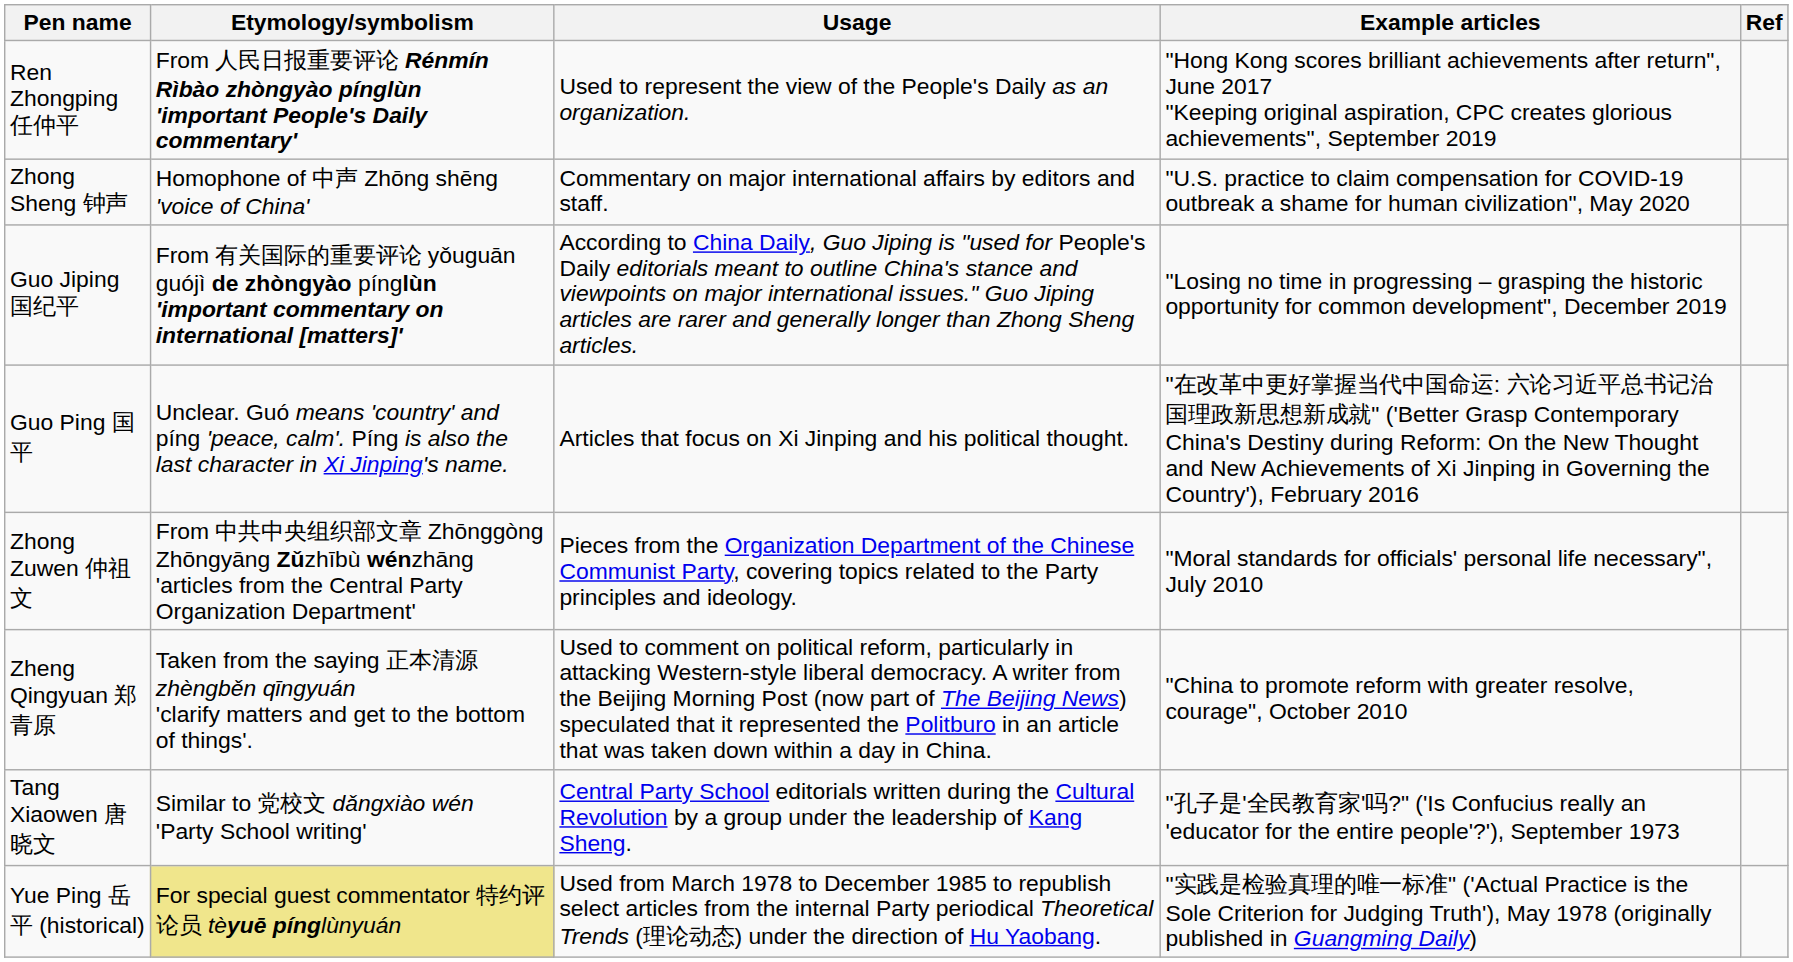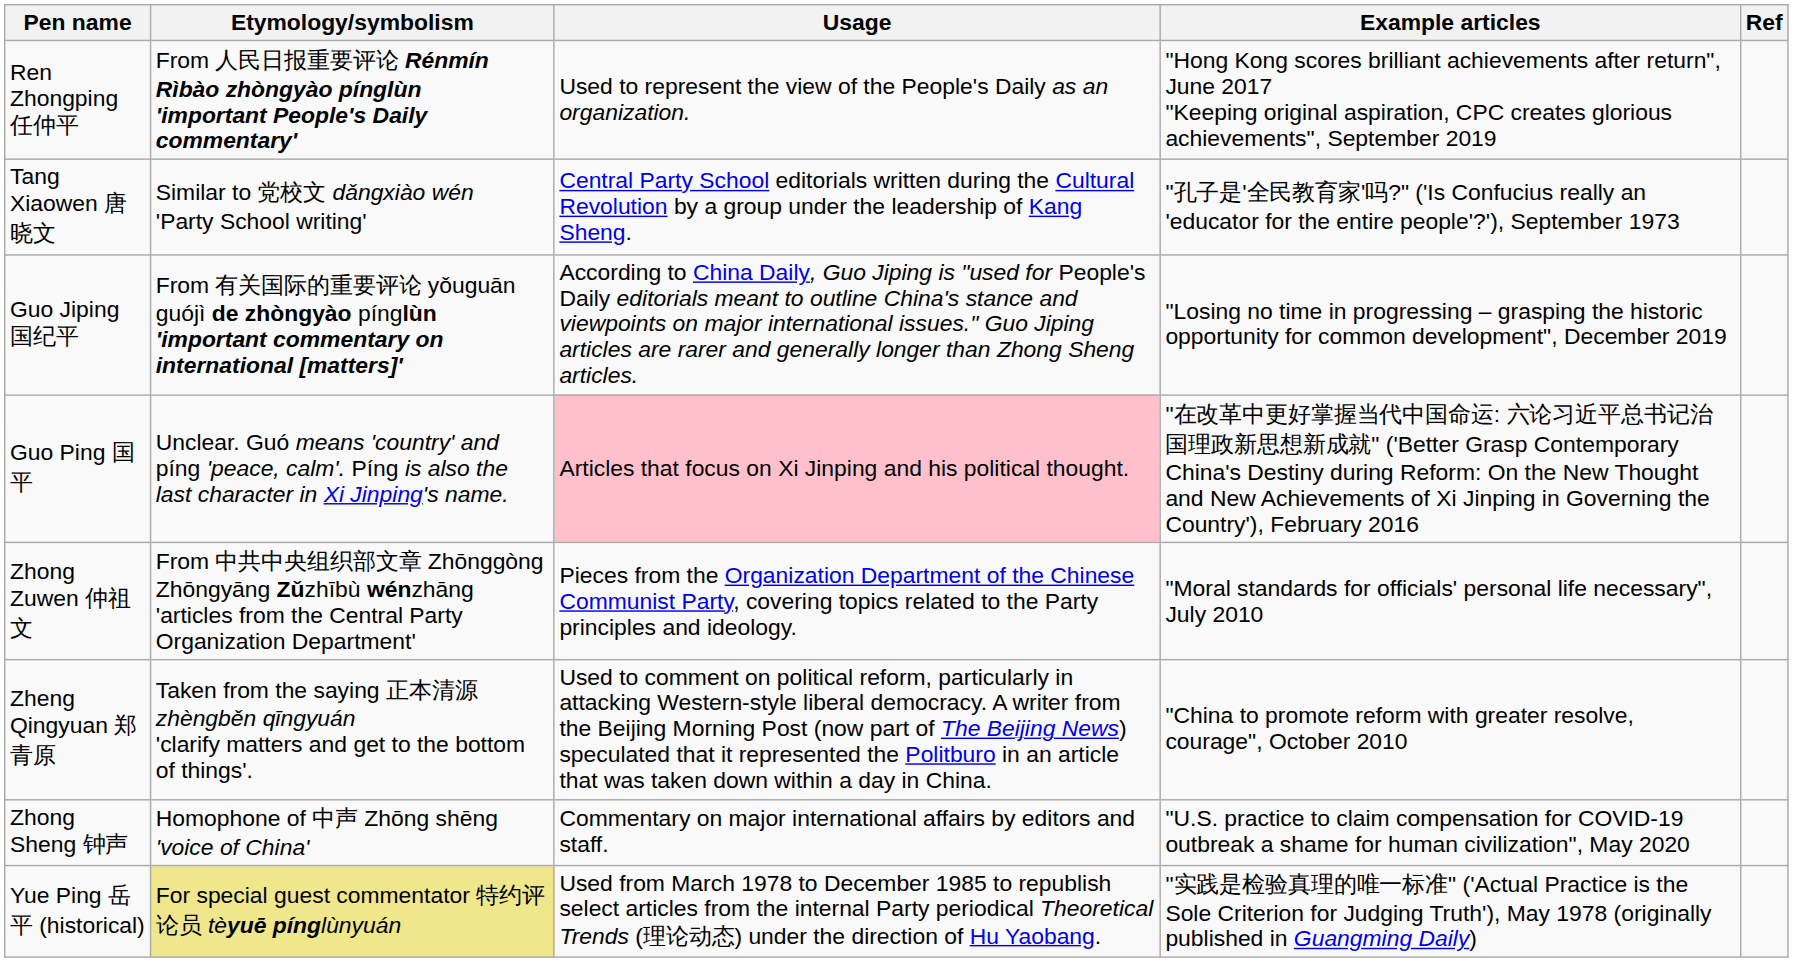rows swapped: (69, 190) <-> (68, 815)
(844, 438) no background -> (844, 468) pink background
